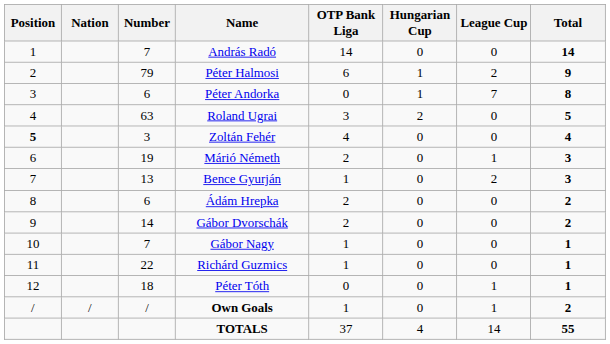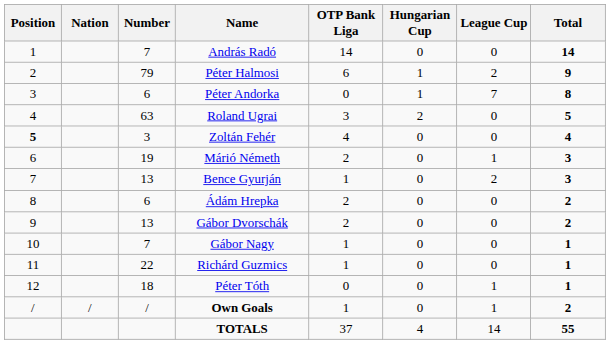(147, 222) 14 -> (147, 222) 13
